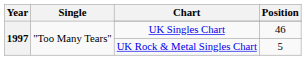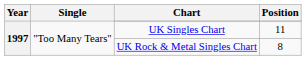(280, 30) 46 -> (280, 30) 11
(280, 47) 5 -> (280, 47) 8
